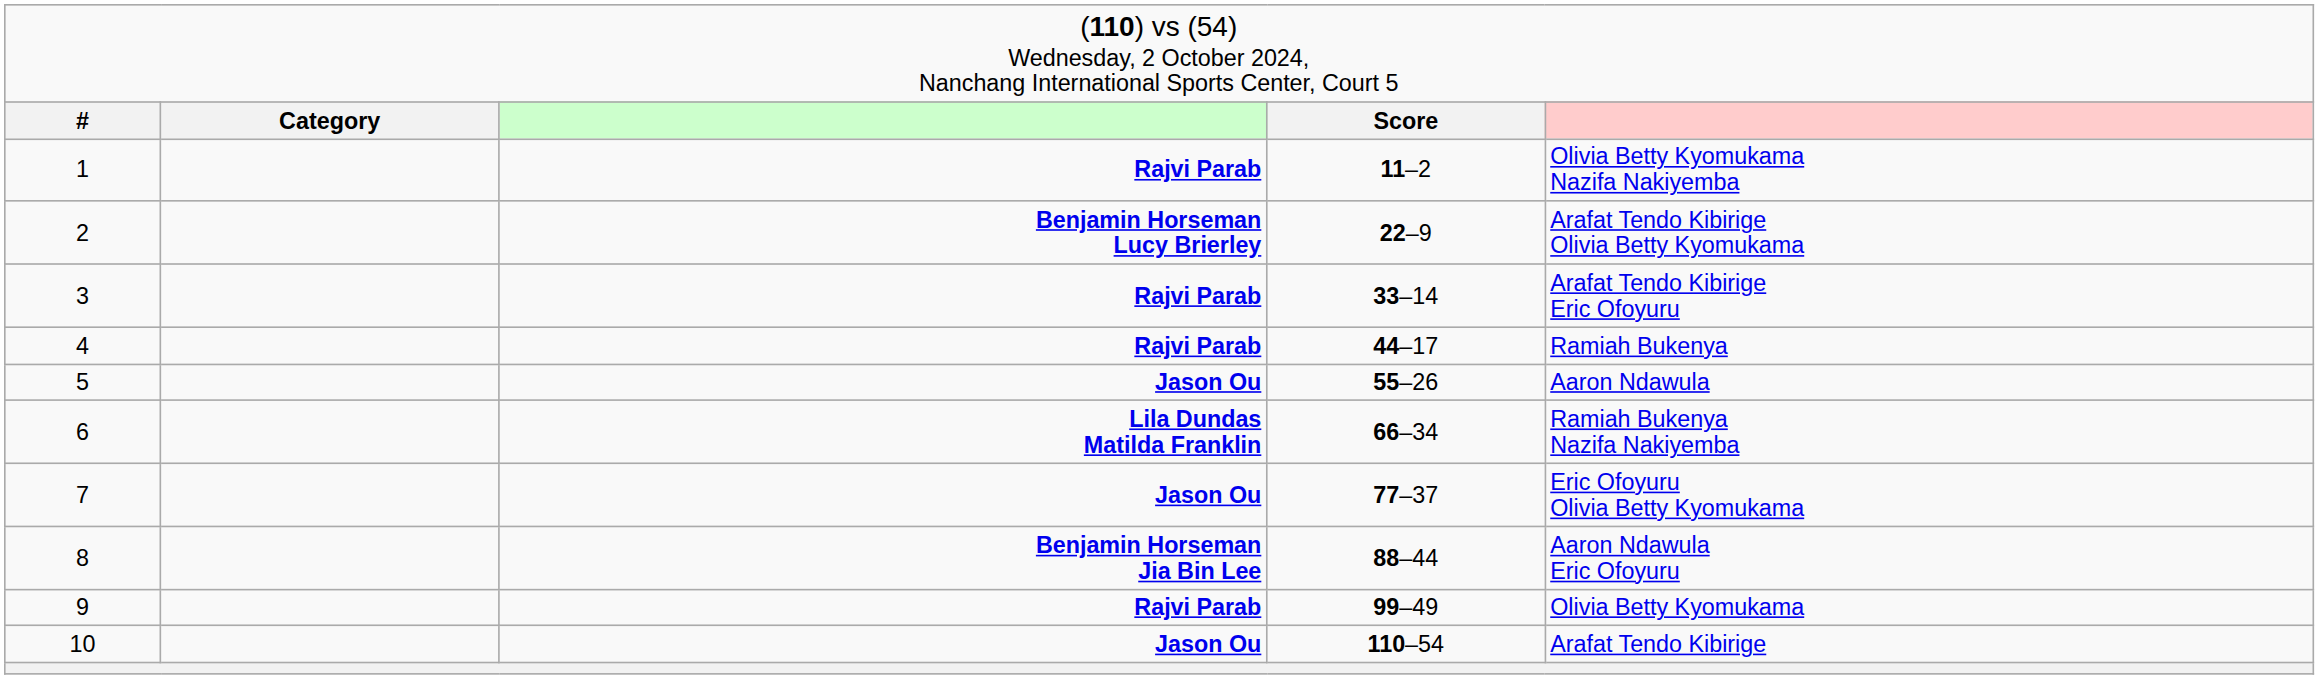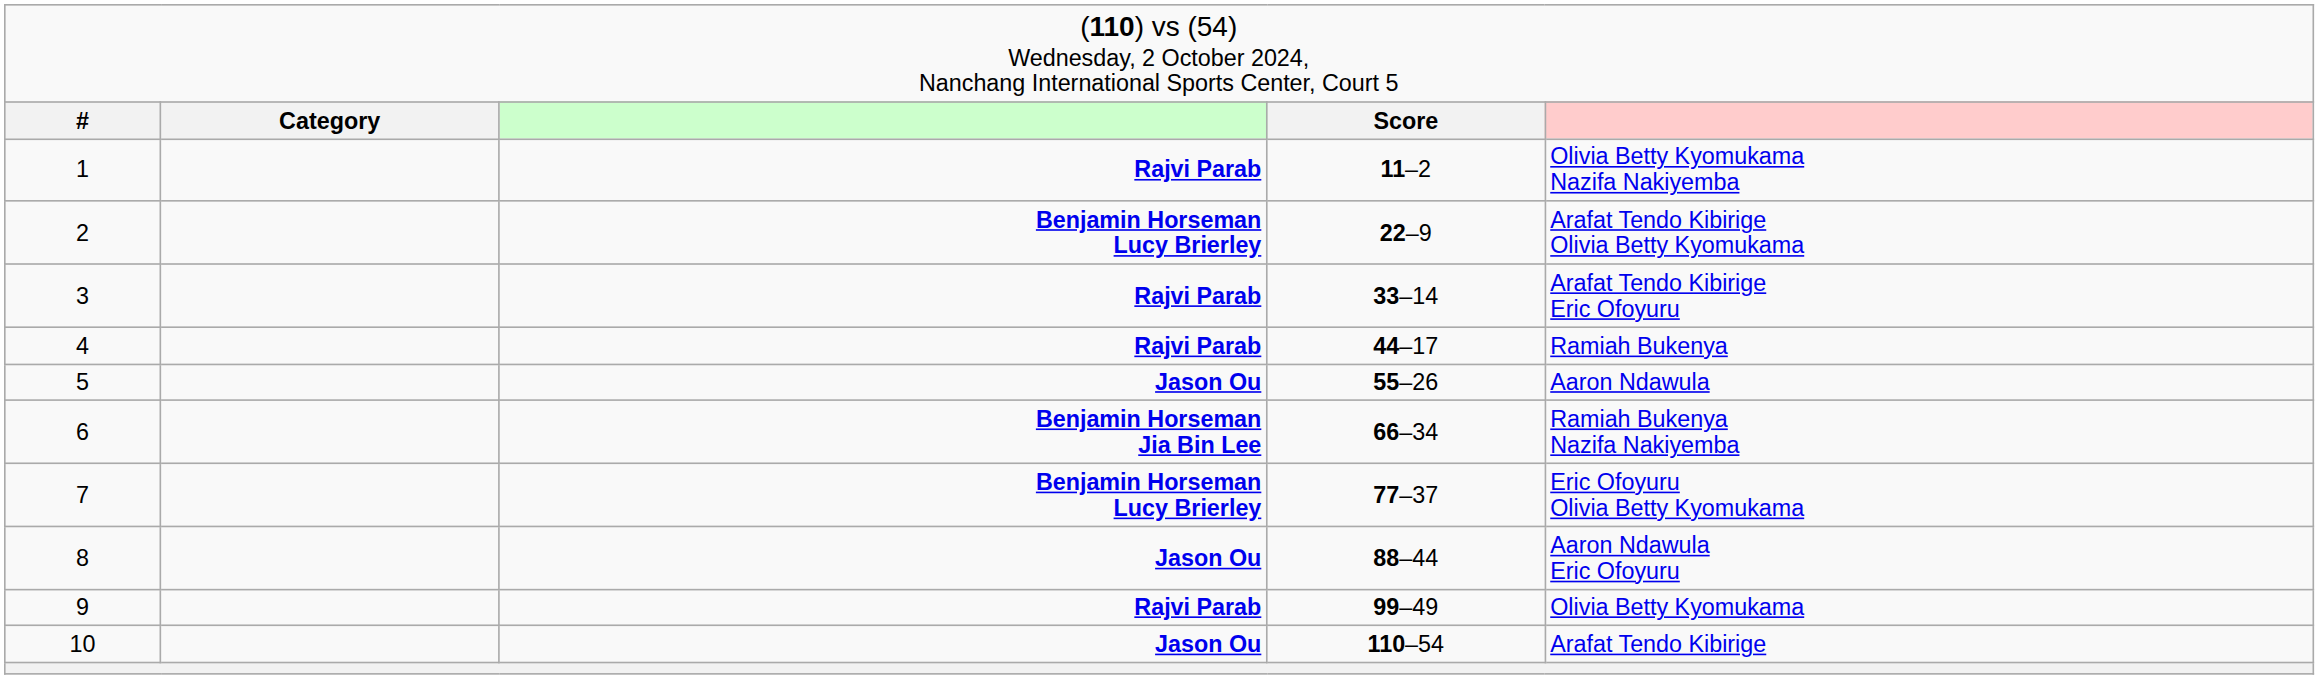(1173, 432) Lila Dundas Matilda Franklin -> (1149, 432) Benjamin Horseman Jia Bin Lee
(1208, 495) Jason Ou -> (1149, 495) Benjamin Horseman Lucy Brierley
(1149, 558) Benjamin Horseman Jia Bin Lee -> (1208, 558) Jason Ou
